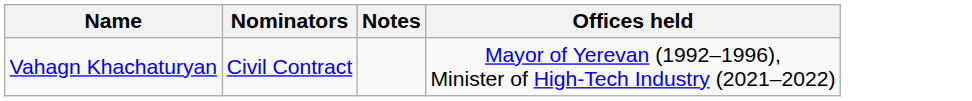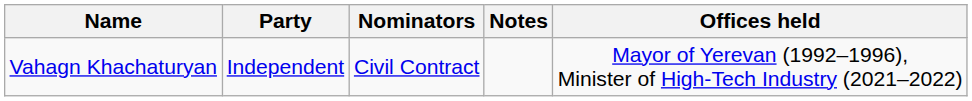+ column: (285, 21)
